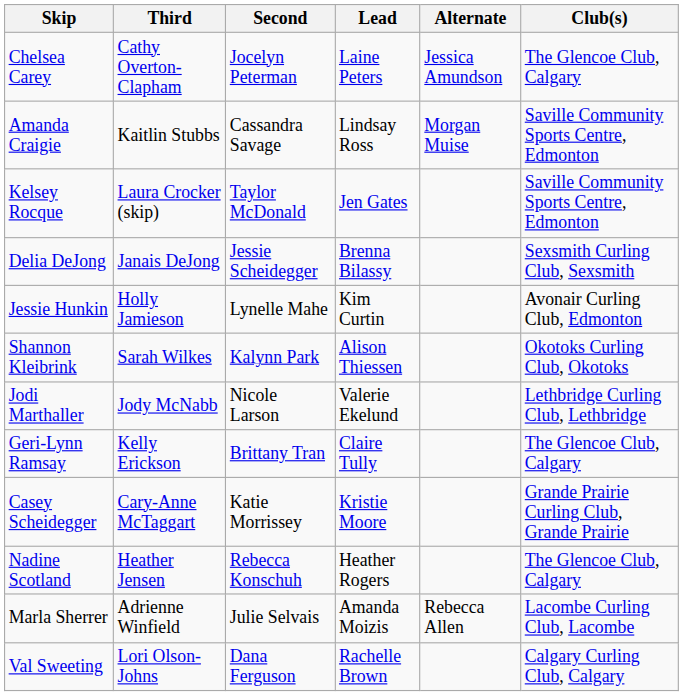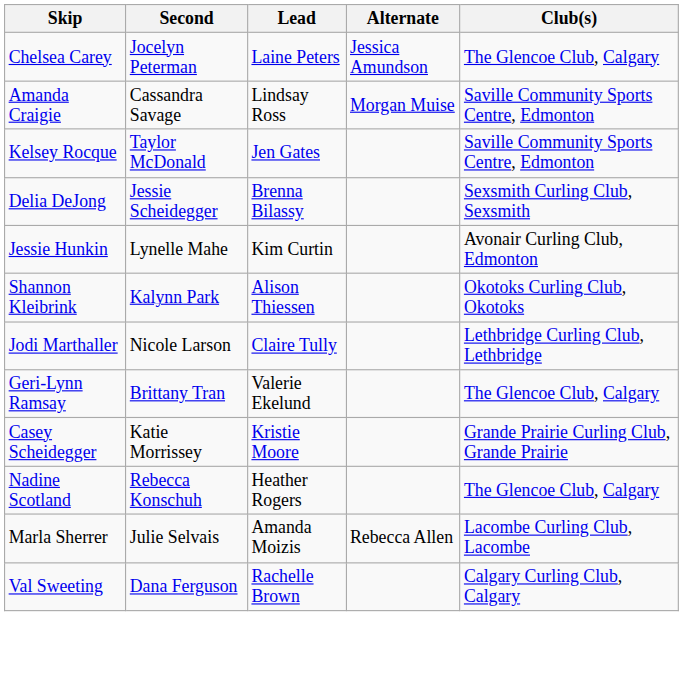- column: (170, 18)
(369, 405) Valerie Ekelund -> (294, 345) Claire Tully
(361, 453) Claire Tully -> (281, 393) Valerie Ekelund
